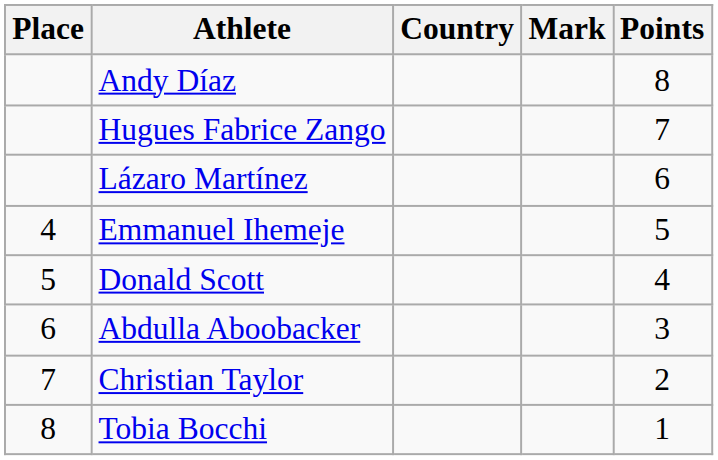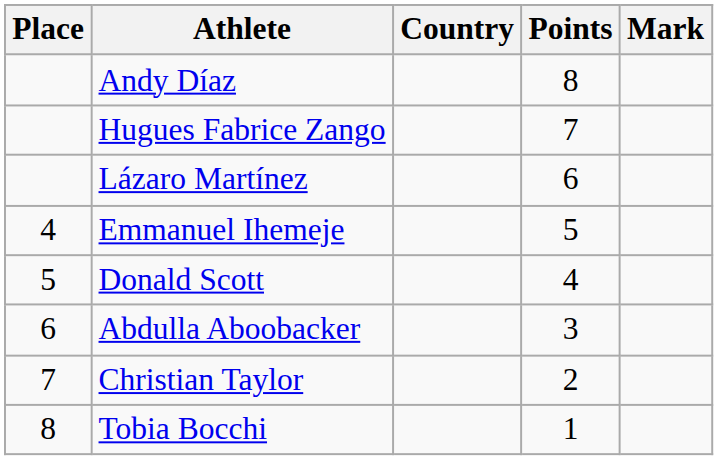columns swapped: (567, 29) <-> (662, 29)
